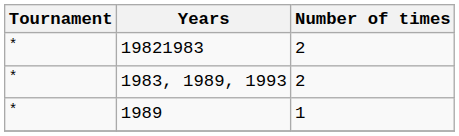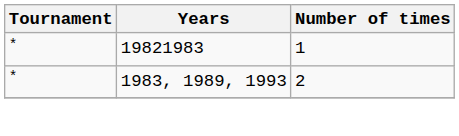(300, 49) 2 -> (300, 49) 1
- row: (142, 114)
